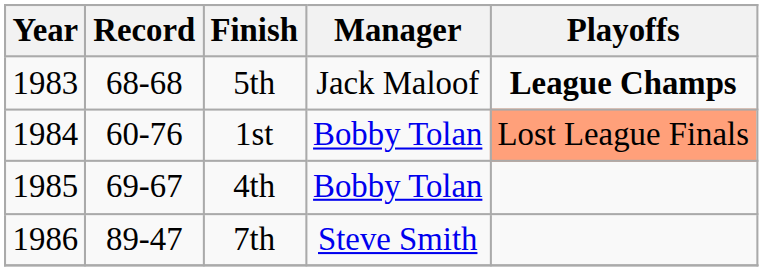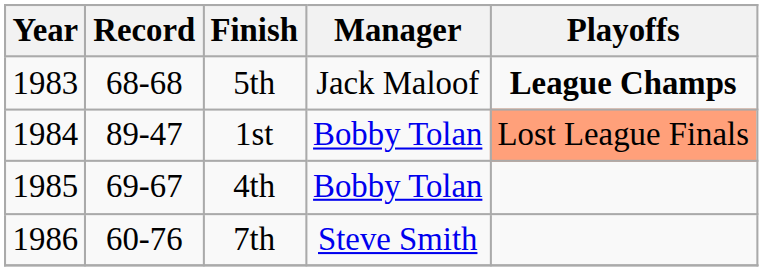(144, 134) 60-76 -> (144, 134) 89-47
(144, 238) 89-47 -> (144, 238) 60-76
